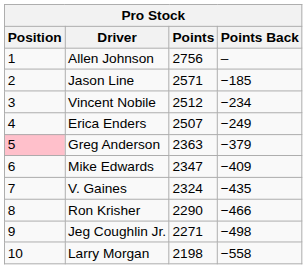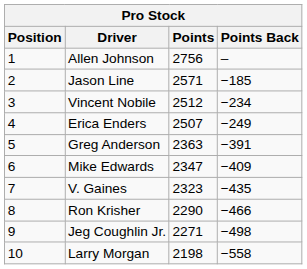(11, 145) pink background -> (11, 145) no background
(236, 145) −379 -> (236, 145) −391
(188, 189) 2324 -> (188, 189) 2323
